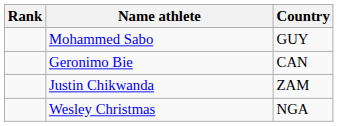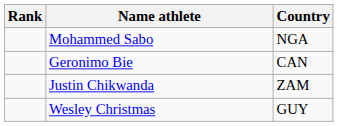(293, 39) GUY -> (293, 39) NGA
(293, 109) NGA -> (293, 109) GUY
